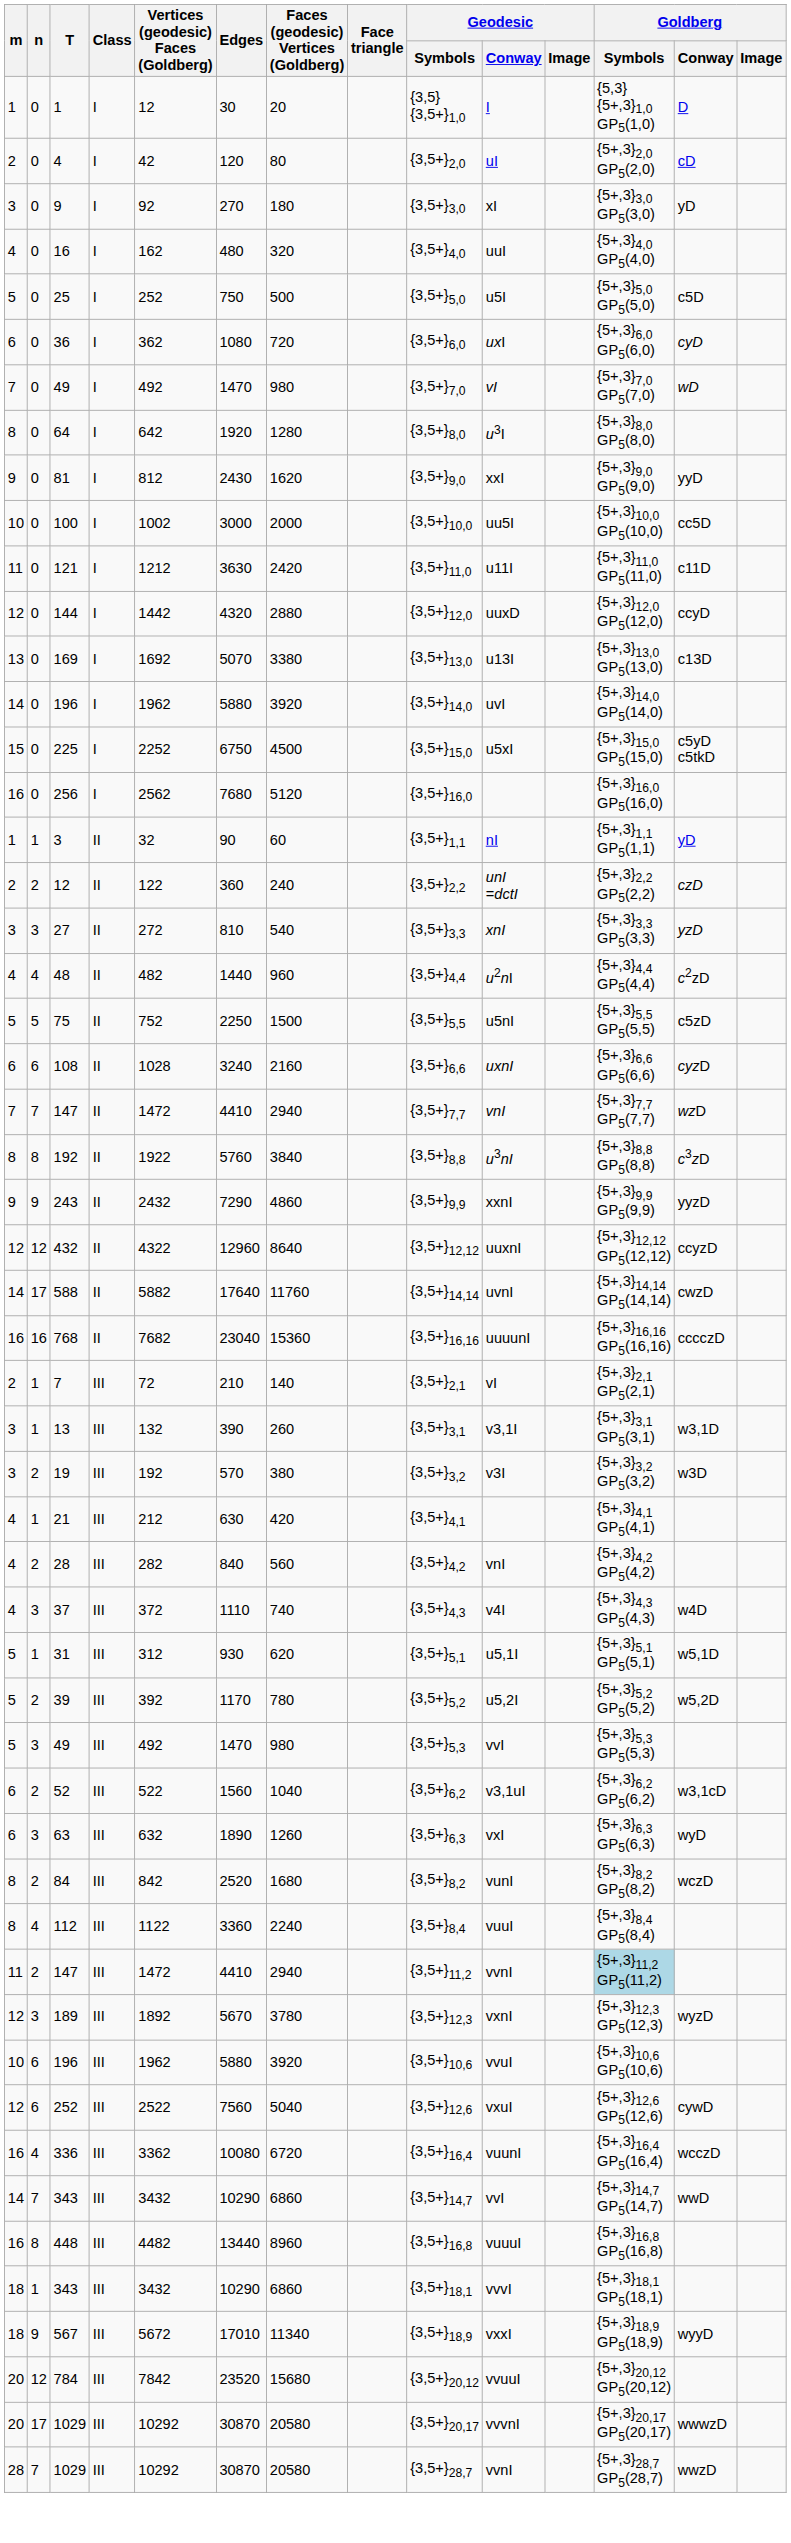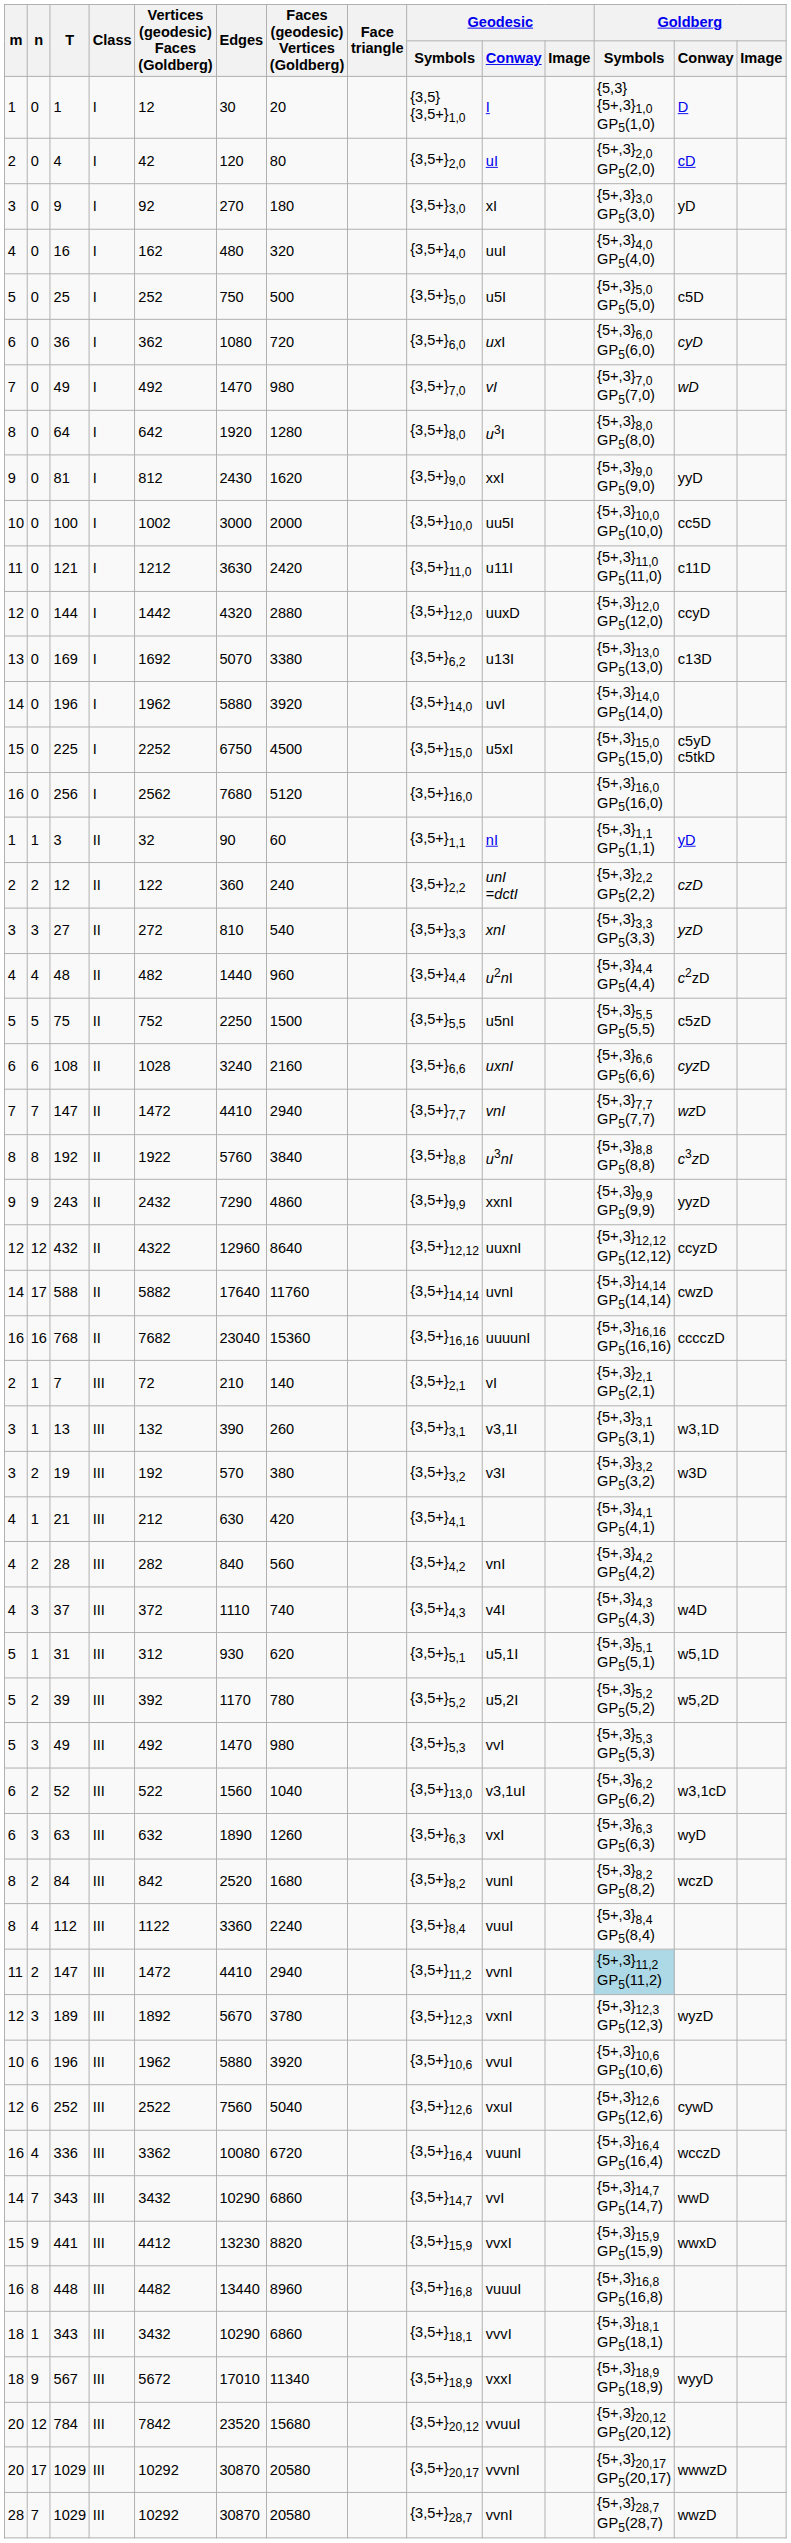(441, 659) {3,5+}13,0 -> (438, 659) {3,5+}6,2
(438, 1791) {3,5+}6,2 -> (441, 1791) {3,5+}13,0
+ row: (16, 2243)
